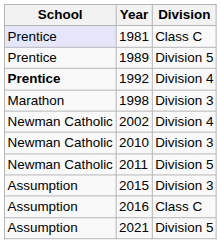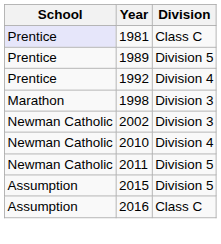(34, 79) bold -> (32, 79) normal
(184, 121) Division 4 -> (184, 121) Division 3
(184, 143) Division 3 -> (184, 143) Division 4
(184, 185) Division 3 -> (184, 185) Division 5
- row: (134, 228)
